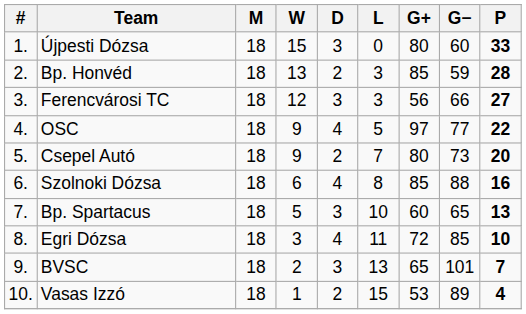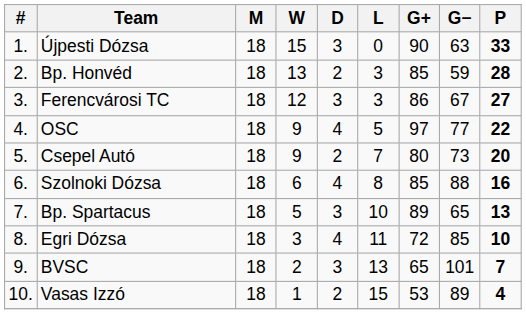(419, 45) 80 -> (419, 45) 90
(460, 45) 60 -> (460, 45) 63
(419, 101) 56 -> (419, 101) 86
(460, 101) 66 -> (460, 101) 67
(419, 211) 60 -> (419, 211) 89
